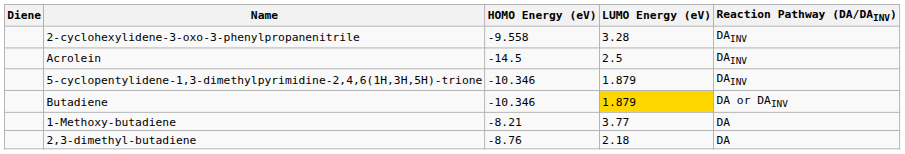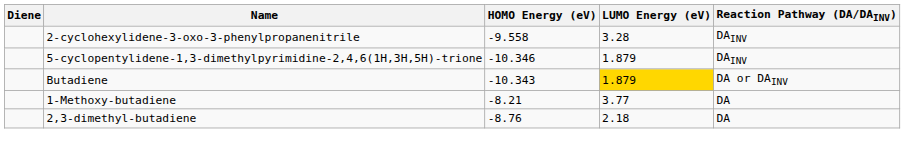- row: (74, 58)
(512, 101) -10.346 -> (512, 80) -10.343
